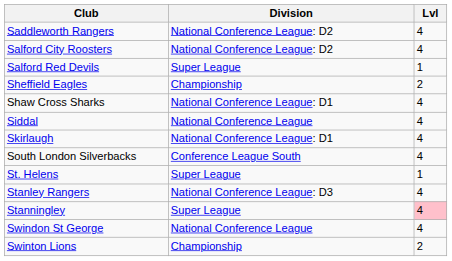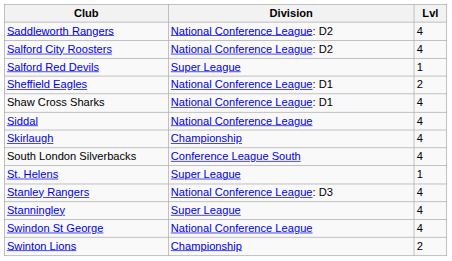(206, 84) Championship -> (252, 84) National Conference League: D1
(252, 138) National Conference League: D1 -> (206, 138) Championship
(420, 210) pink background -> (420, 210) no background
